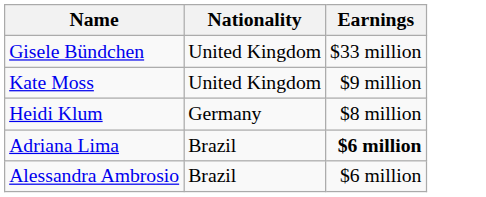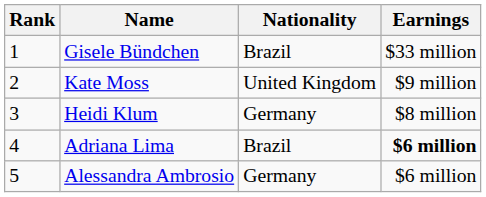+ column: (32, 20)
(255, 51) United Kingdom -> (267, 51) Brazil
(212, 176) Brazil -> (280, 176) Germany
